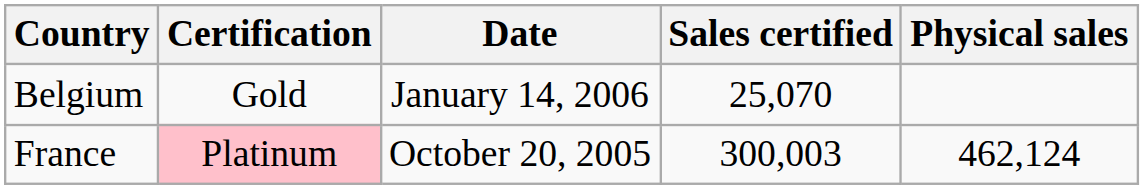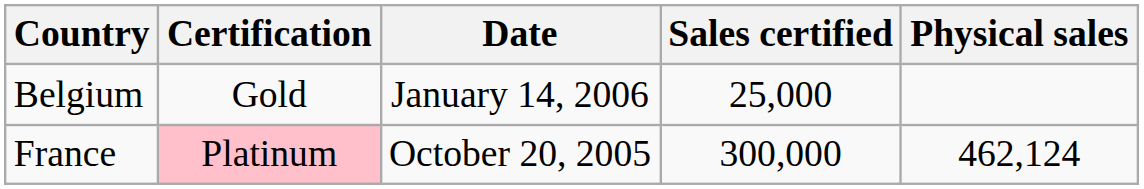(781, 93) 25,070 -> (781, 93) 25,000
(781, 153) 300,003 -> (781, 153) 300,000
